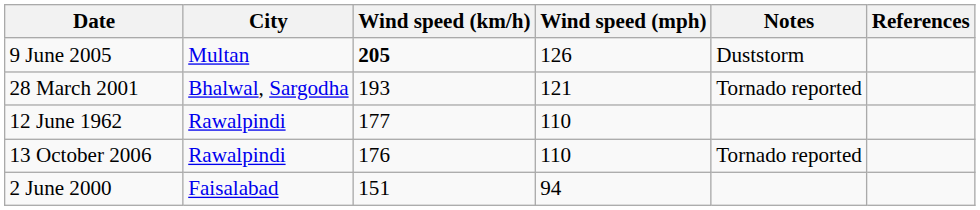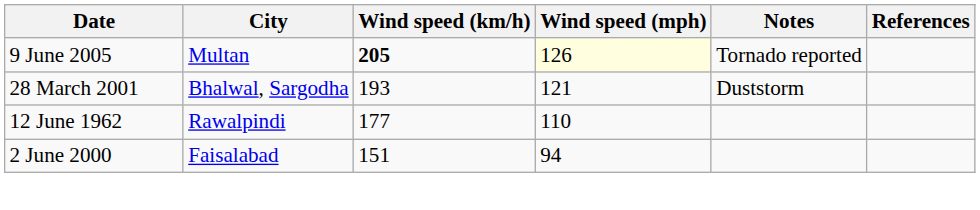(556, 54) no background -> (556, 54) lightyellow background
(760, 54) Duststorm -> (789, 54) Tornado reported
(789, 88) Tornado reported -> (760, 88) Duststorm
- row: (80, 155)
